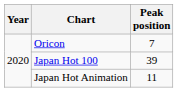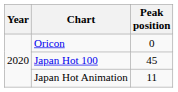(152, 43) 7 -> (152, 43) 0
(152, 60) 39 -> (152, 60) 45
